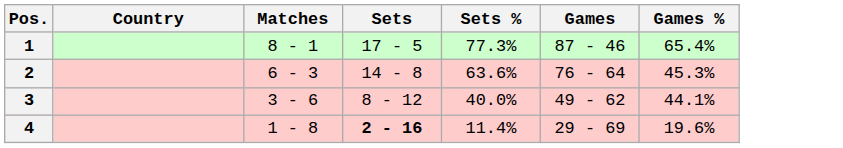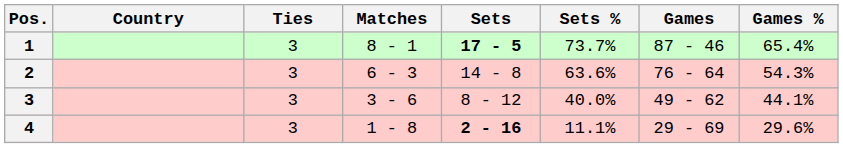+ column: (293, 18)
(392, 46) normal -> (491, 46) bold
(491, 46) 77.3% -> (590, 46) 73.7%
(689, 74) 45.3% -> (788, 74) 54.3%
(491, 129) 11.4% -> (590, 129) 11.1%
(689, 129) 19.6% -> (788, 129) 29.6%
